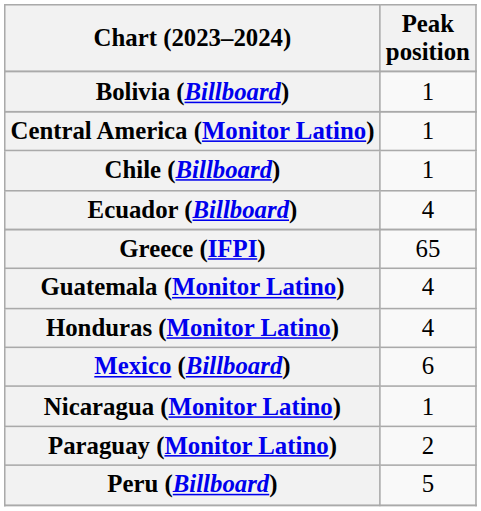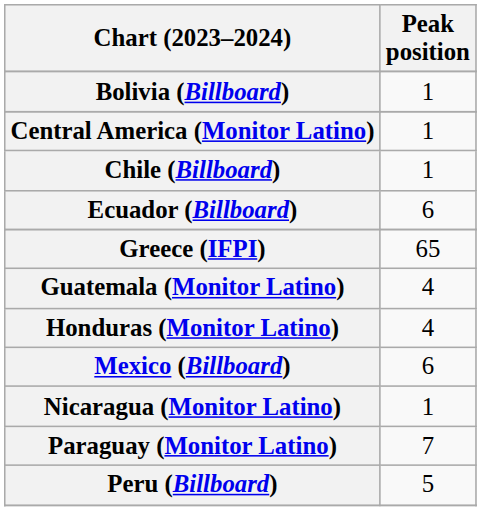(428, 209) 4 -> (428, 209) 6
(428, 445) 2 -> (428, 445) 7
